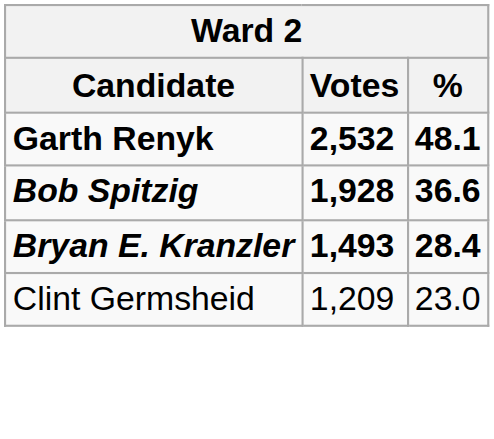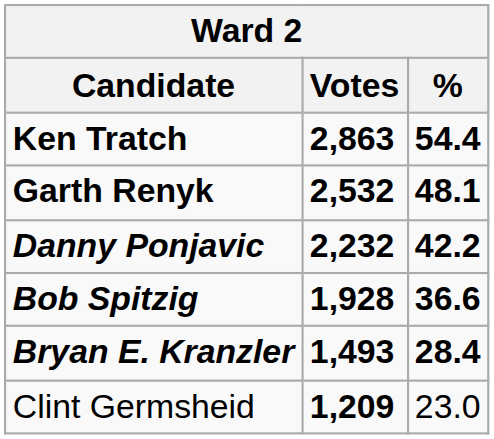+ row: (100, 138)
+ row: (139, 245)
(352, 298) normal -> (352, 406) bold
